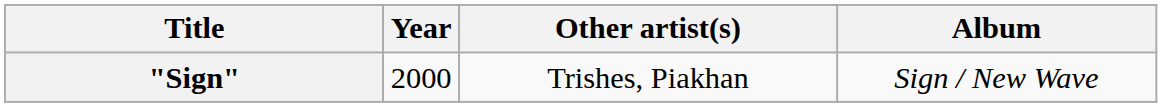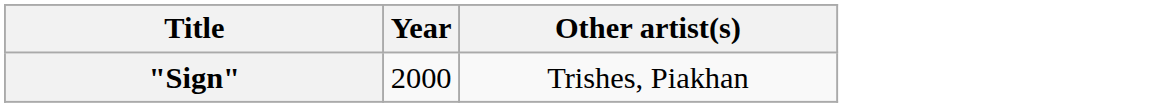- column: (996, 28)
